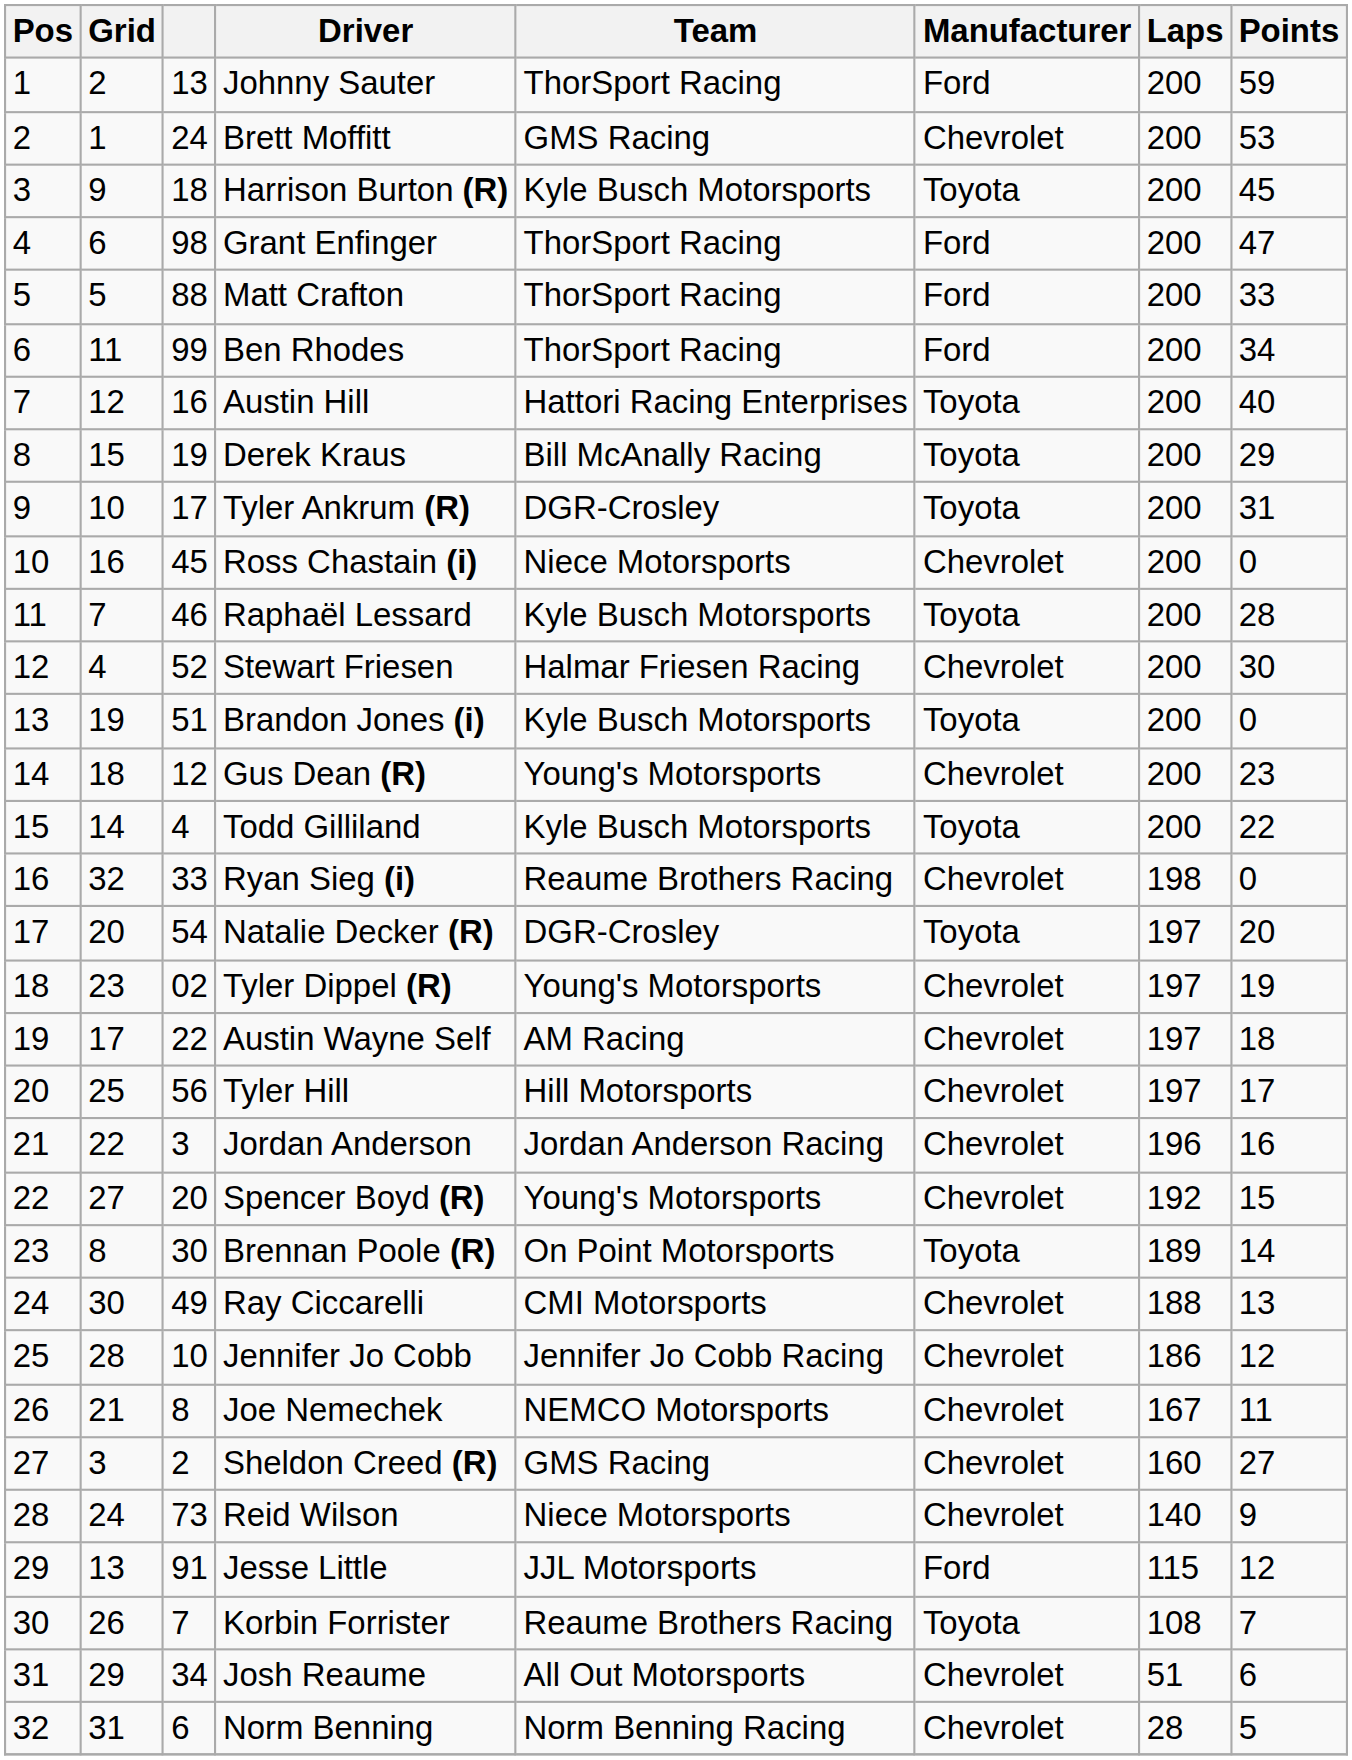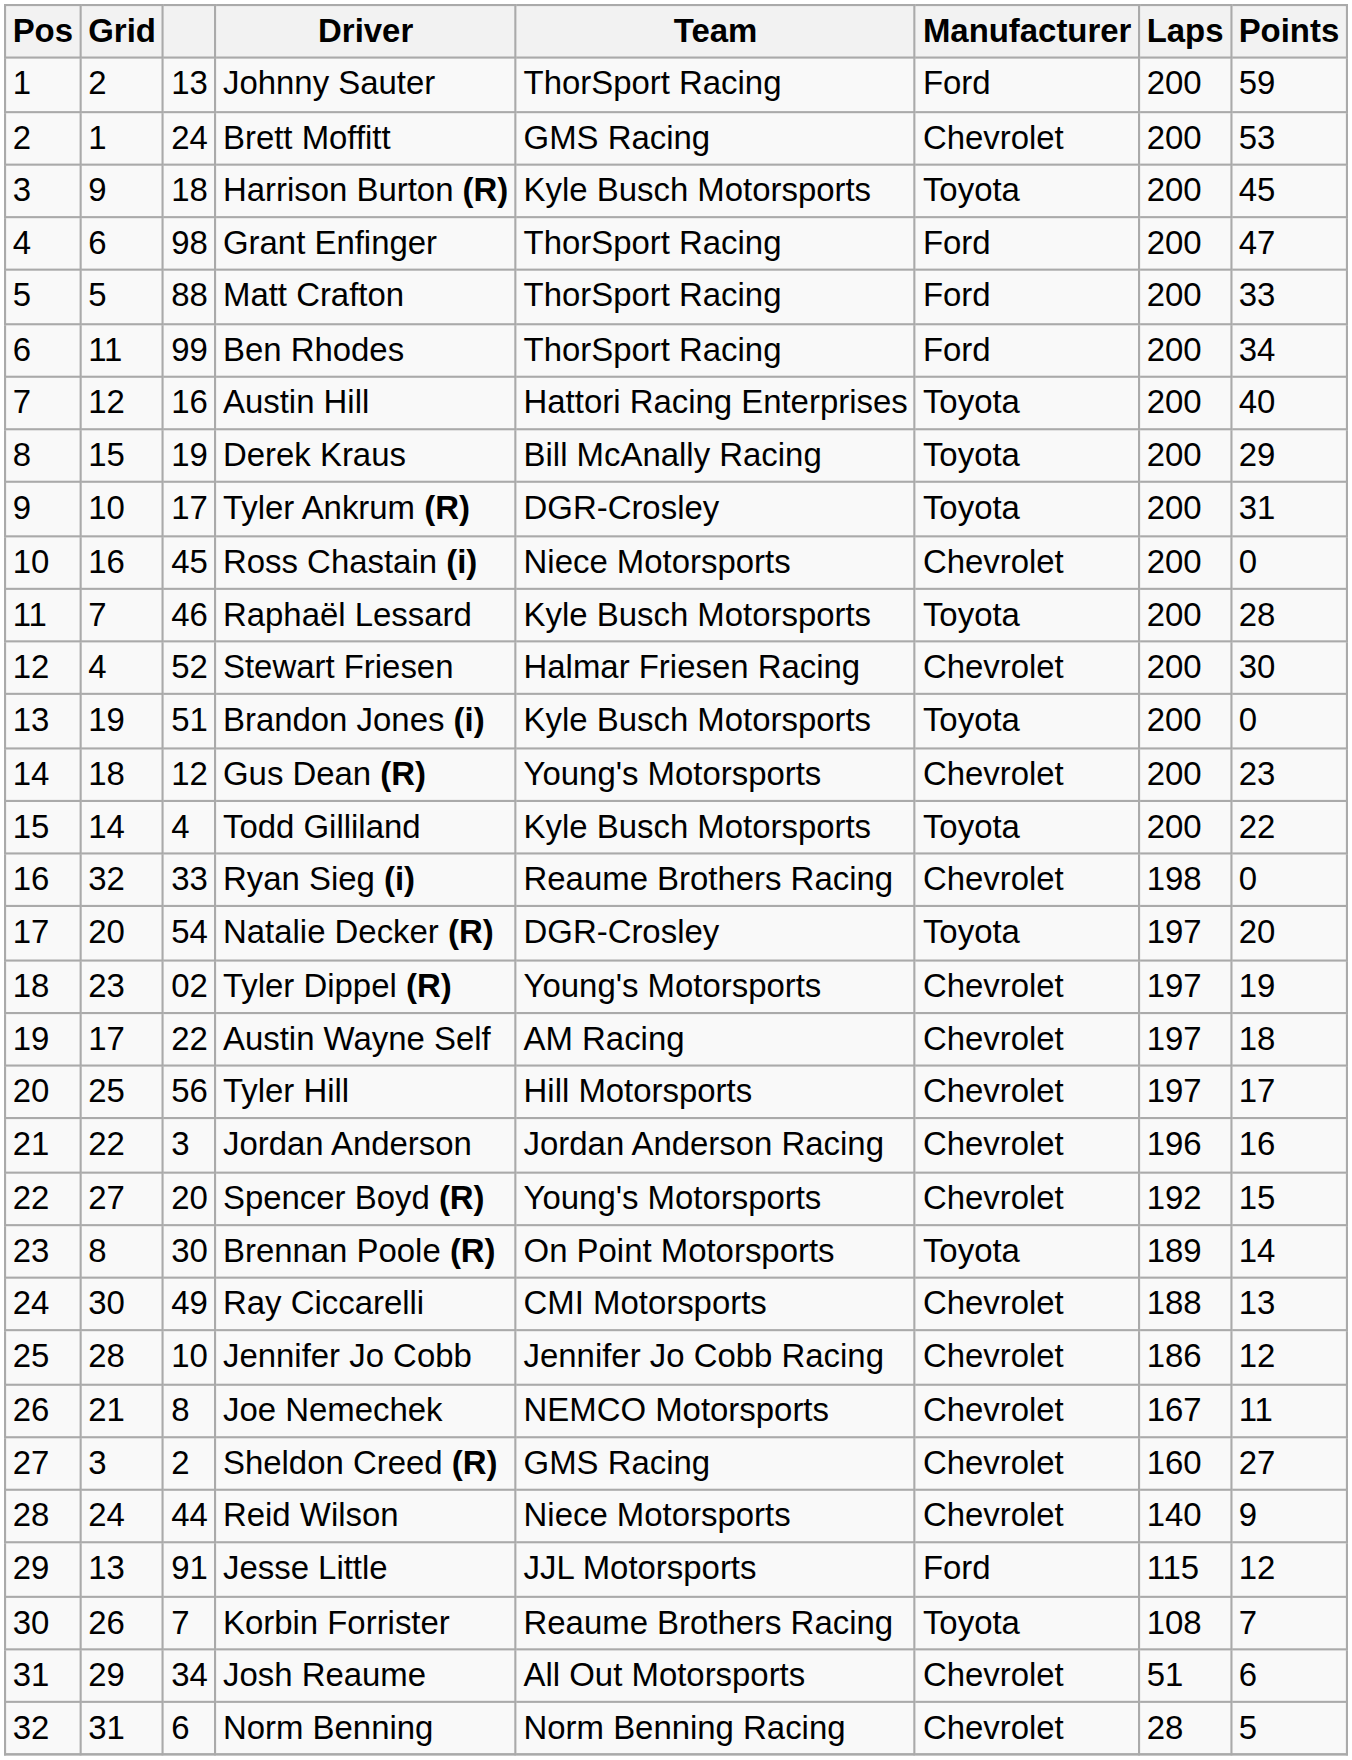(189, 1515) 73 -> (189, 1515) 44
